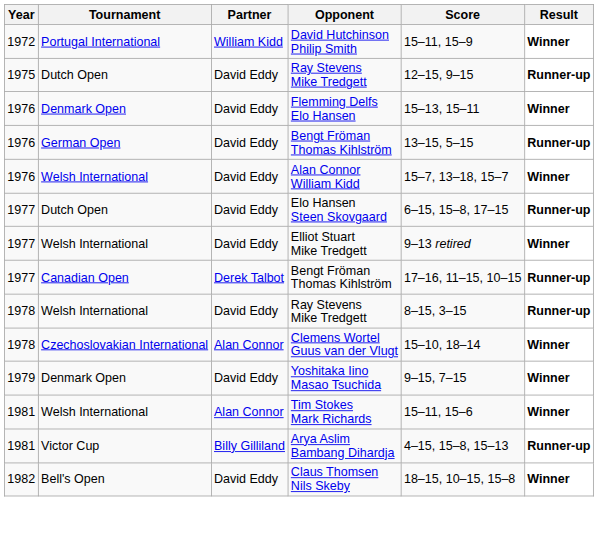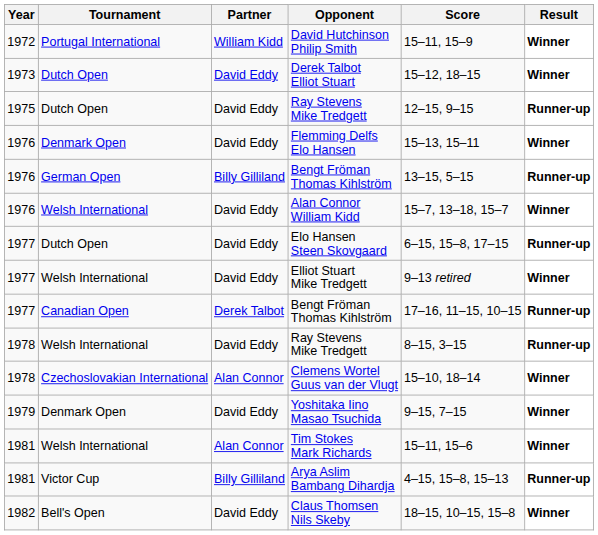+ row: (21, 75)
(246, 143) David Eddy -> (249, 176) Billy Gilliland
